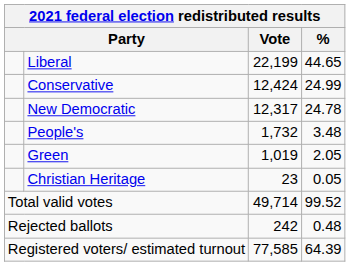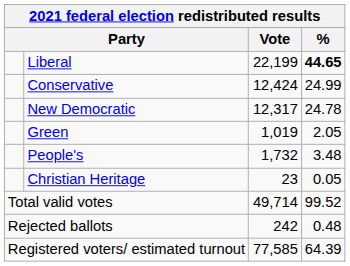(323, 62) normal -> (323, 62) bold
rows swapped: (55, 132) <-> (48, 156)
